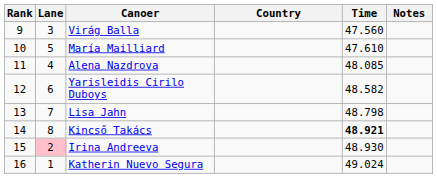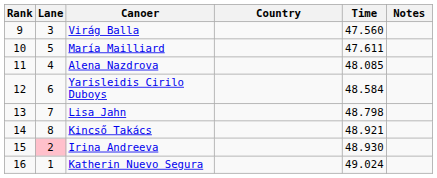(364, 48) 47.610 -> (364, 48) 47.611
(364, 89) 48.582 -> (364, 89) 48.584
(364, 130) bold -> (364, 130) normal
